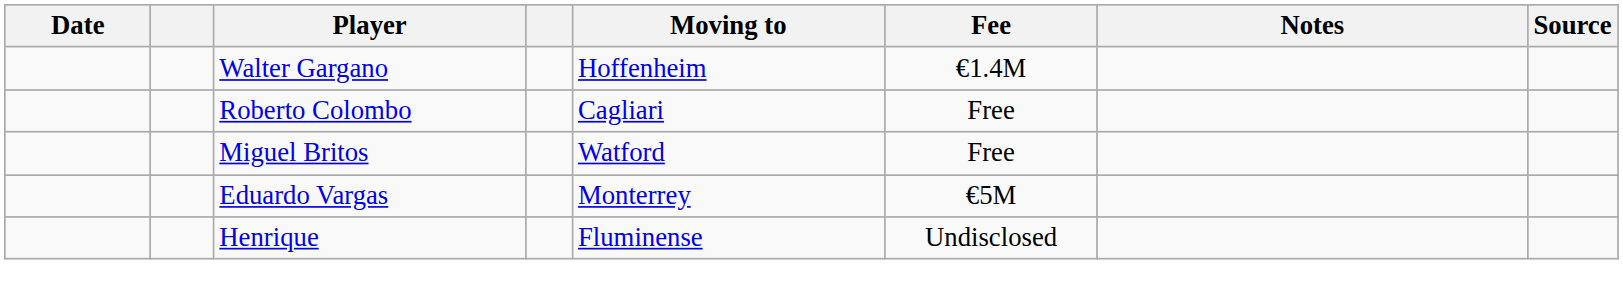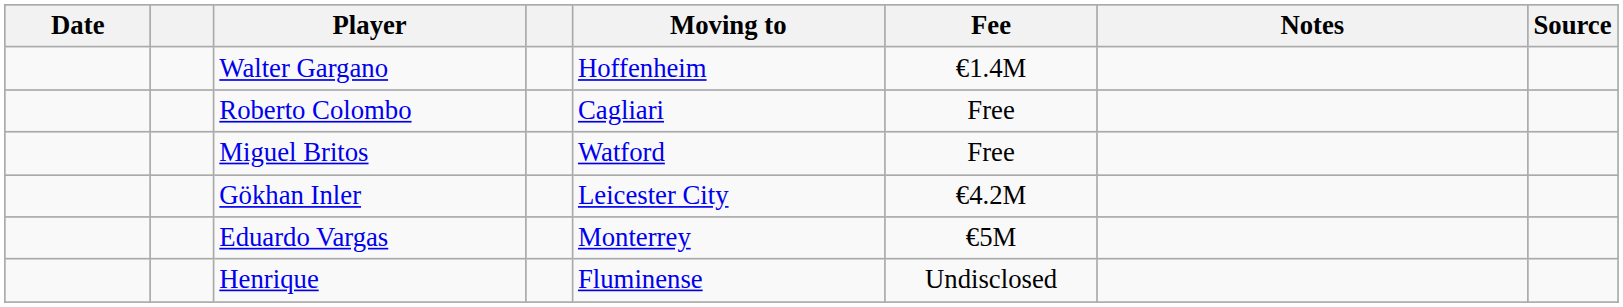+ row: (290, 195)
